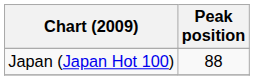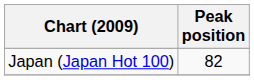(214, 61) 88 -> (214, 61) 82
